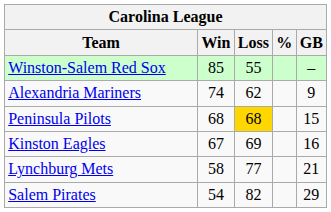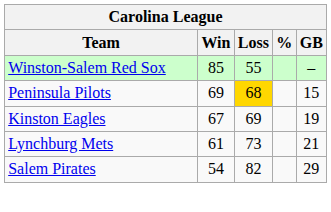- row: (75, 93)
(216, 118) 68 -> (216, 93) 69
(311, 144) 16 -> (311, 118) 19
(216, 169) 58 -> (216, 144) 61
(253, 169) 77 -> (253, 144) 73
